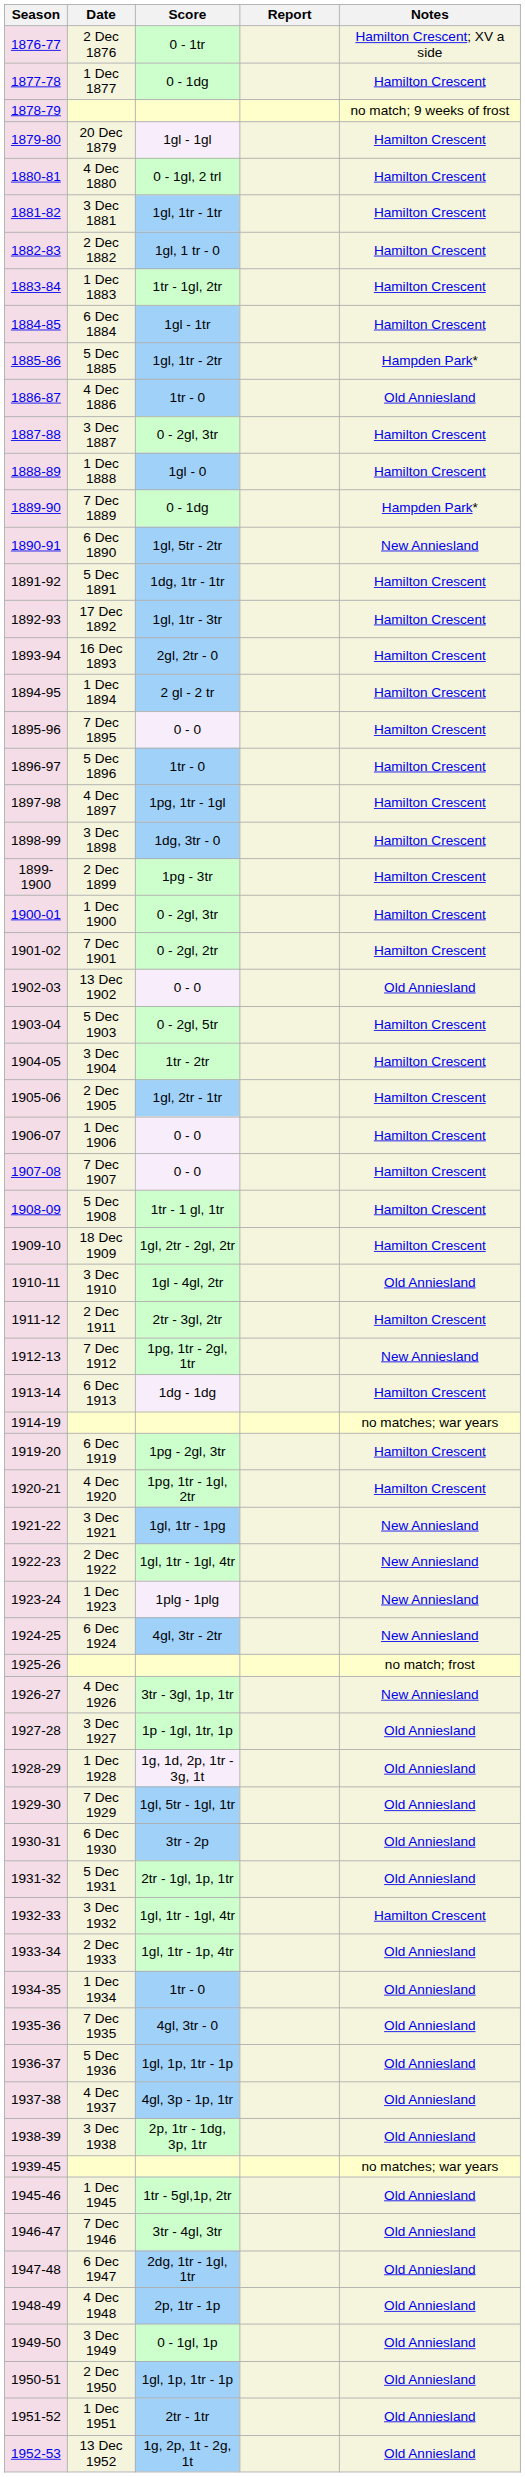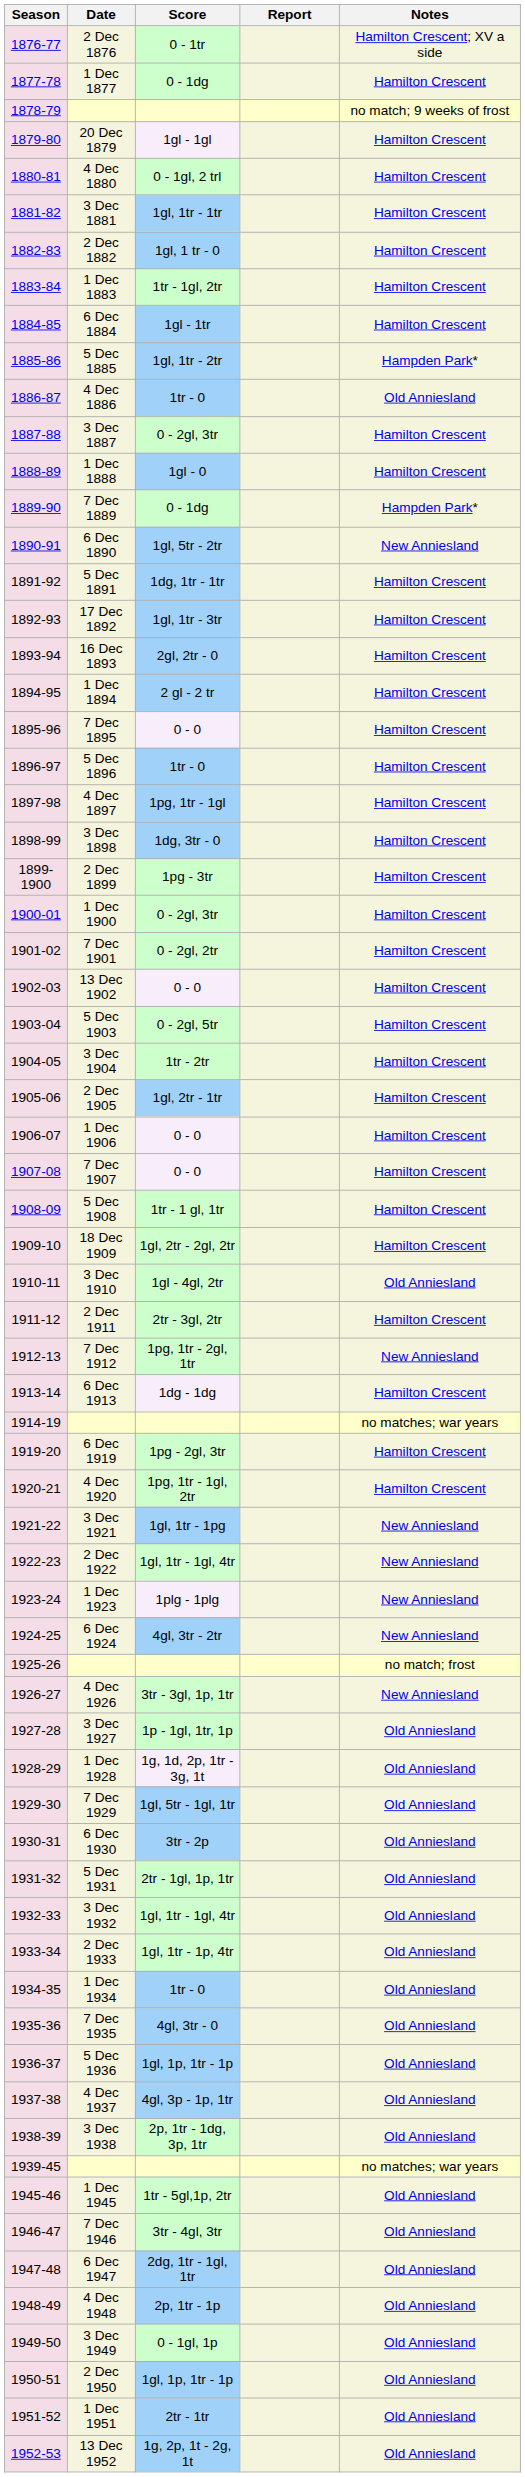(430, 987) Old Anniesland -> (430, 987) Hamilton Crescent
(430, 1915) Hamilton Crescent -> (430, 1915) Old Anniesland
